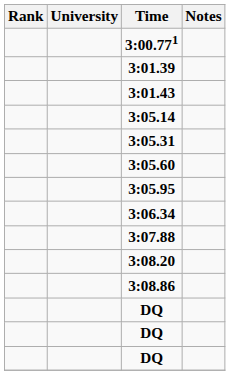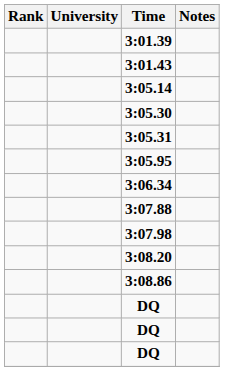- row: (26, 43)
+ row: (26, 113)
- row: (26, 165)
+ row: (26, 233)
